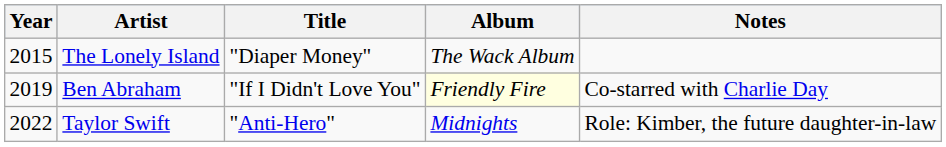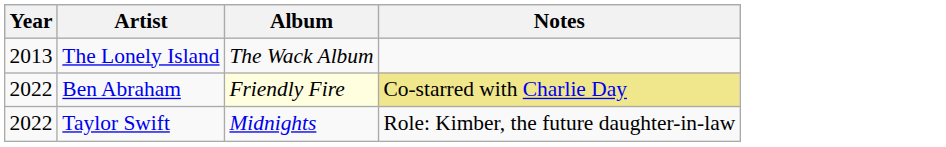- column: (325, 21)
(31, 55) 2015 -> (31, 55) 2013
(31, 89) 2019 -> (31, 89) 2022
(706, 89) no background -> (505, 89) khaki background
